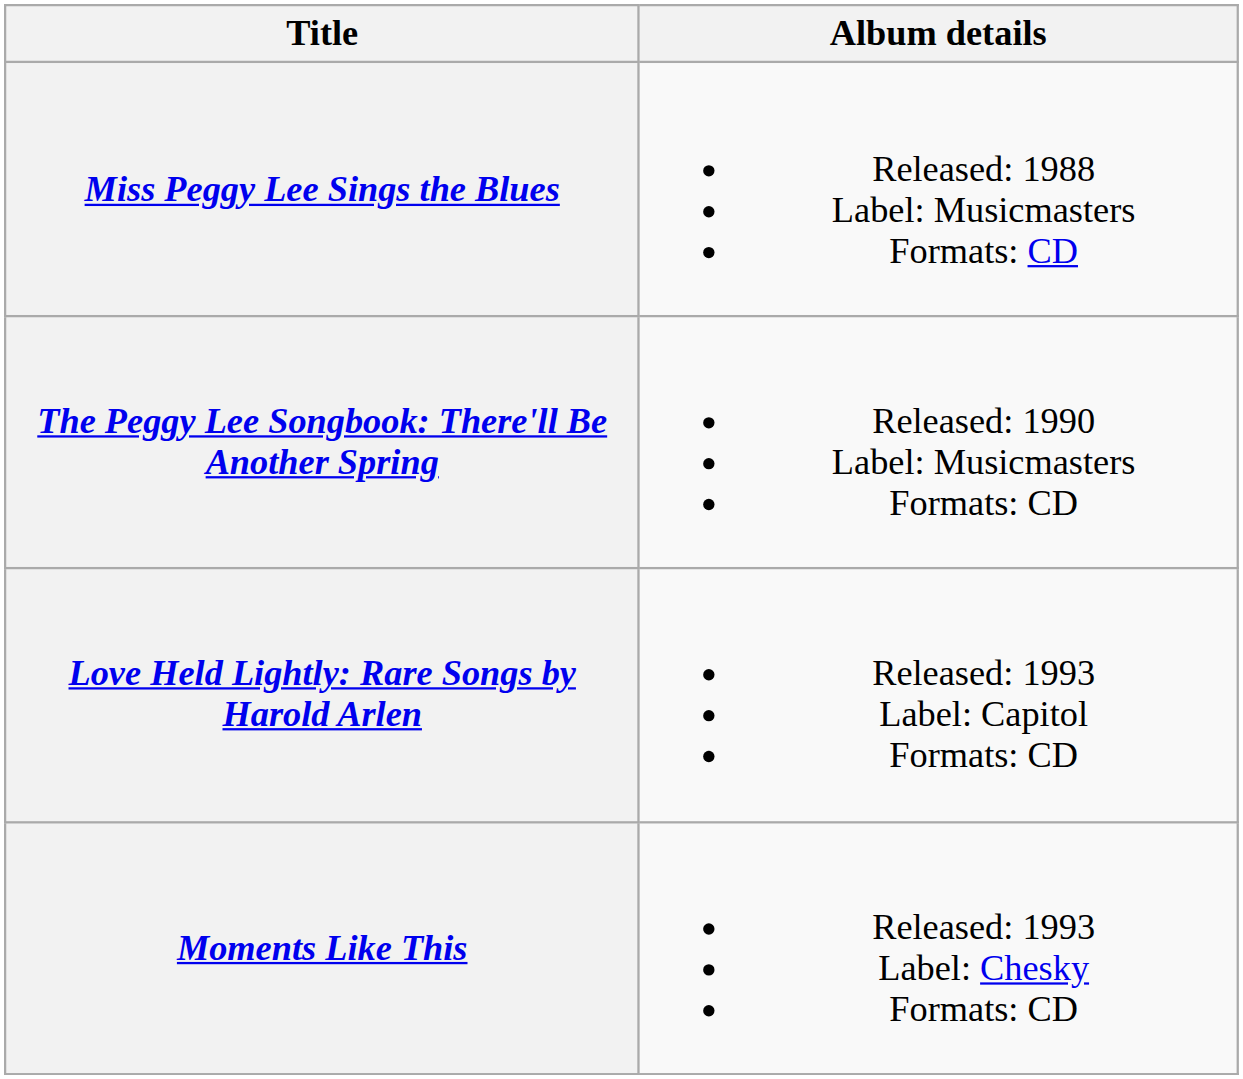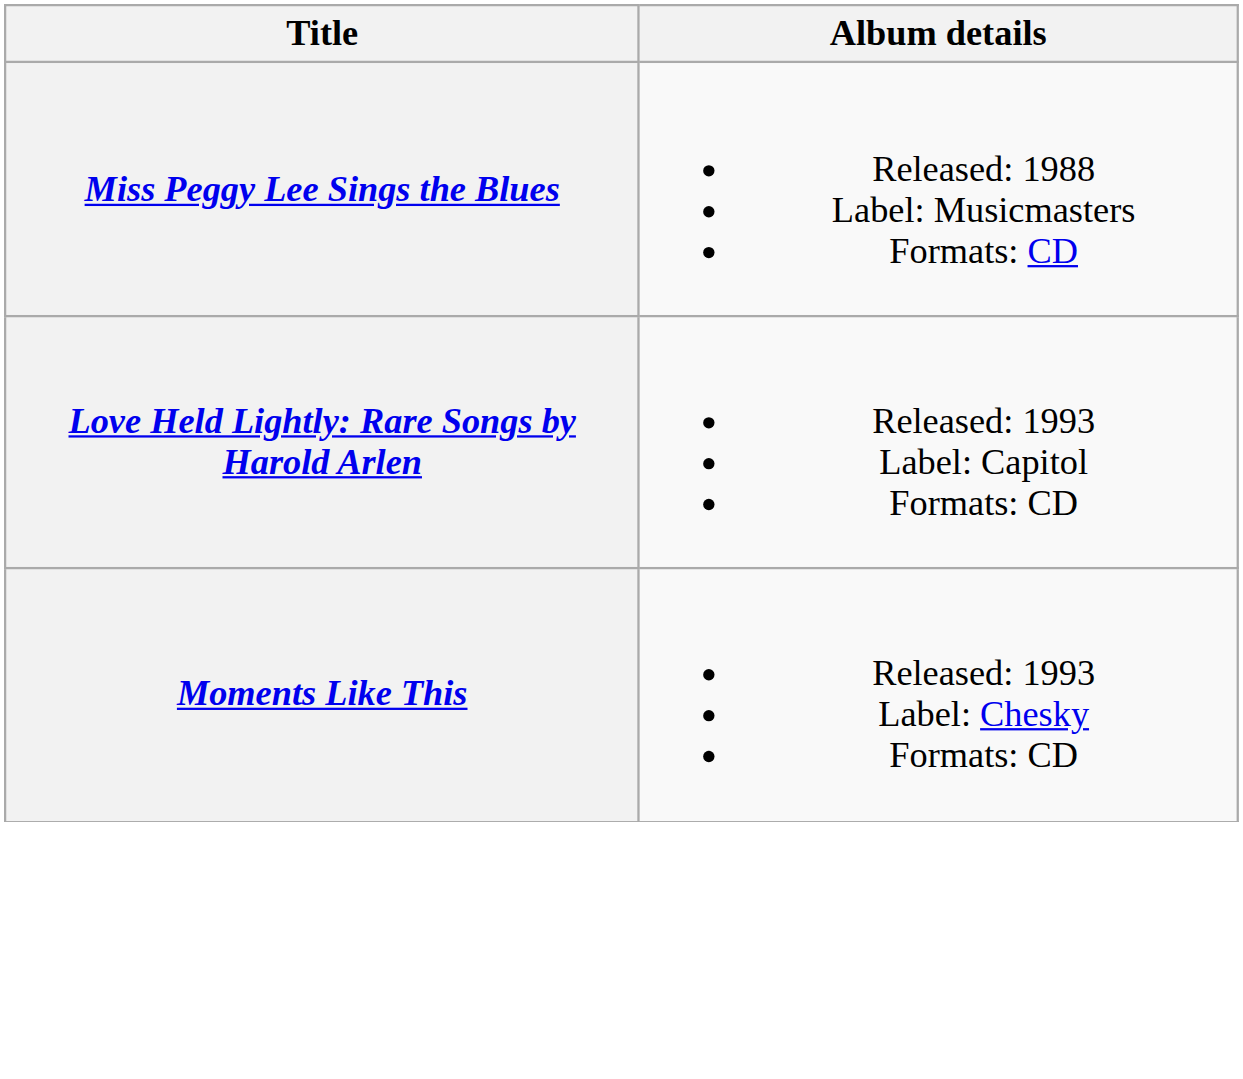- row: (322, 441)
